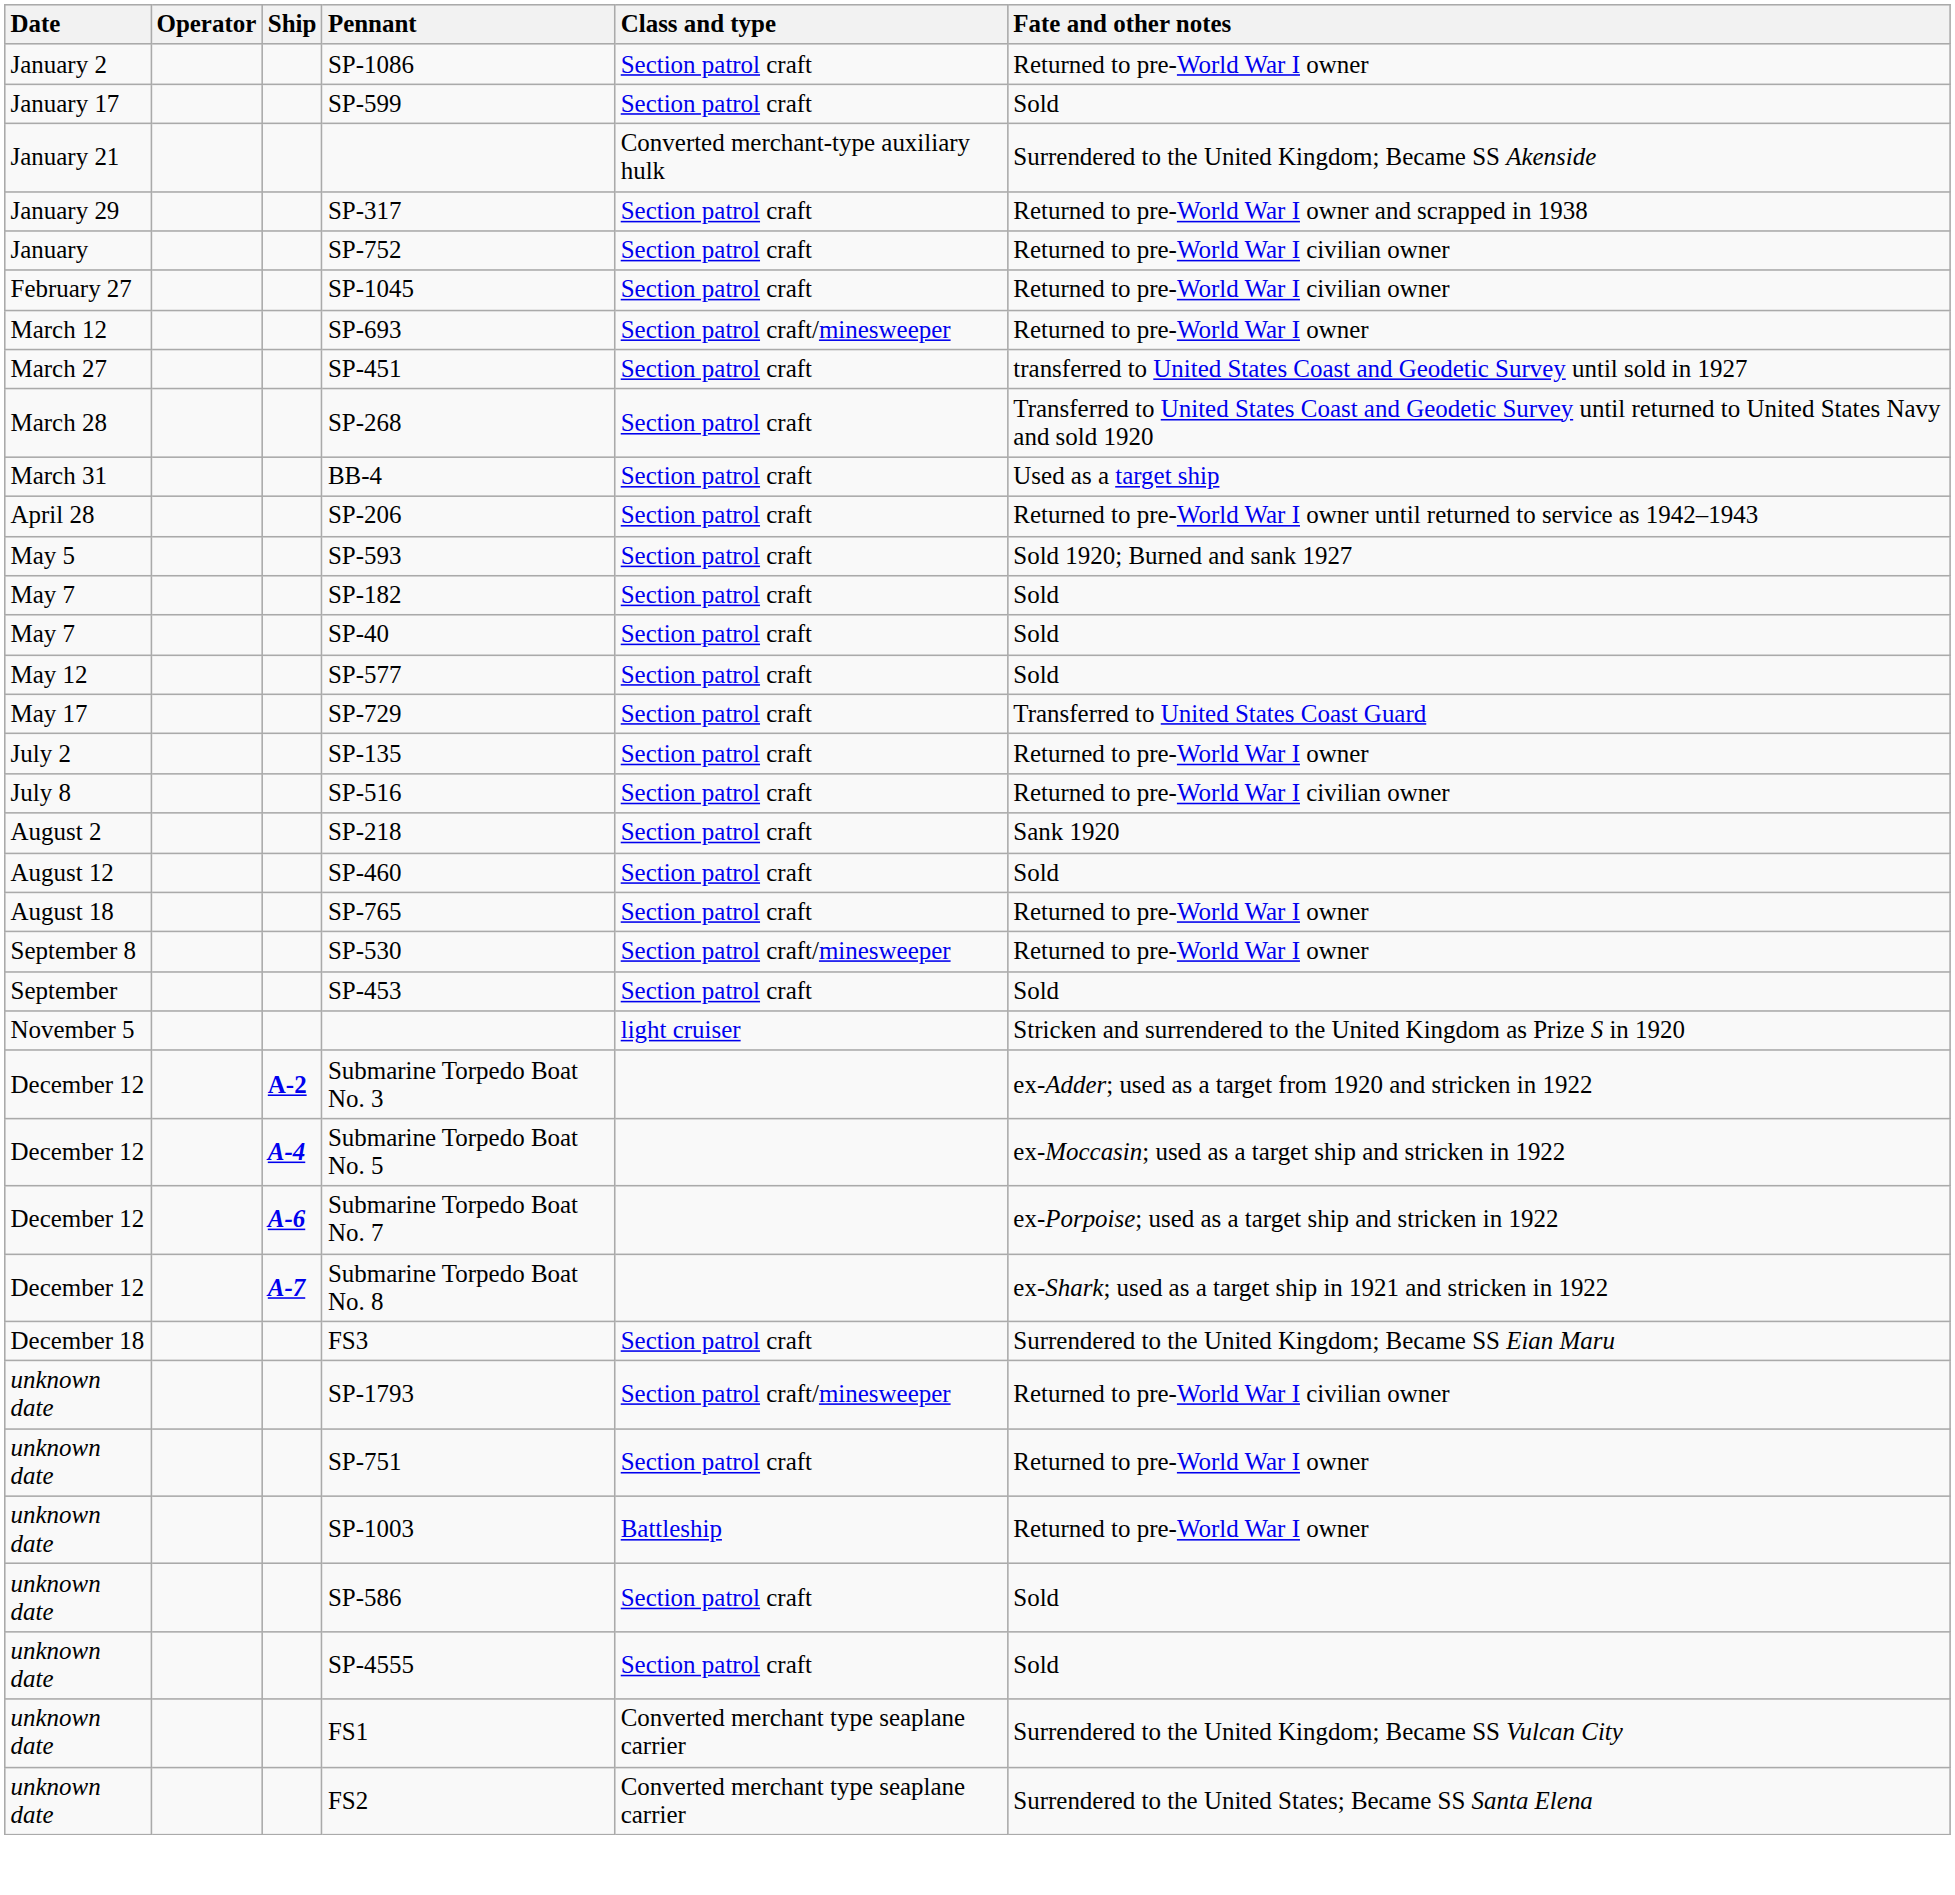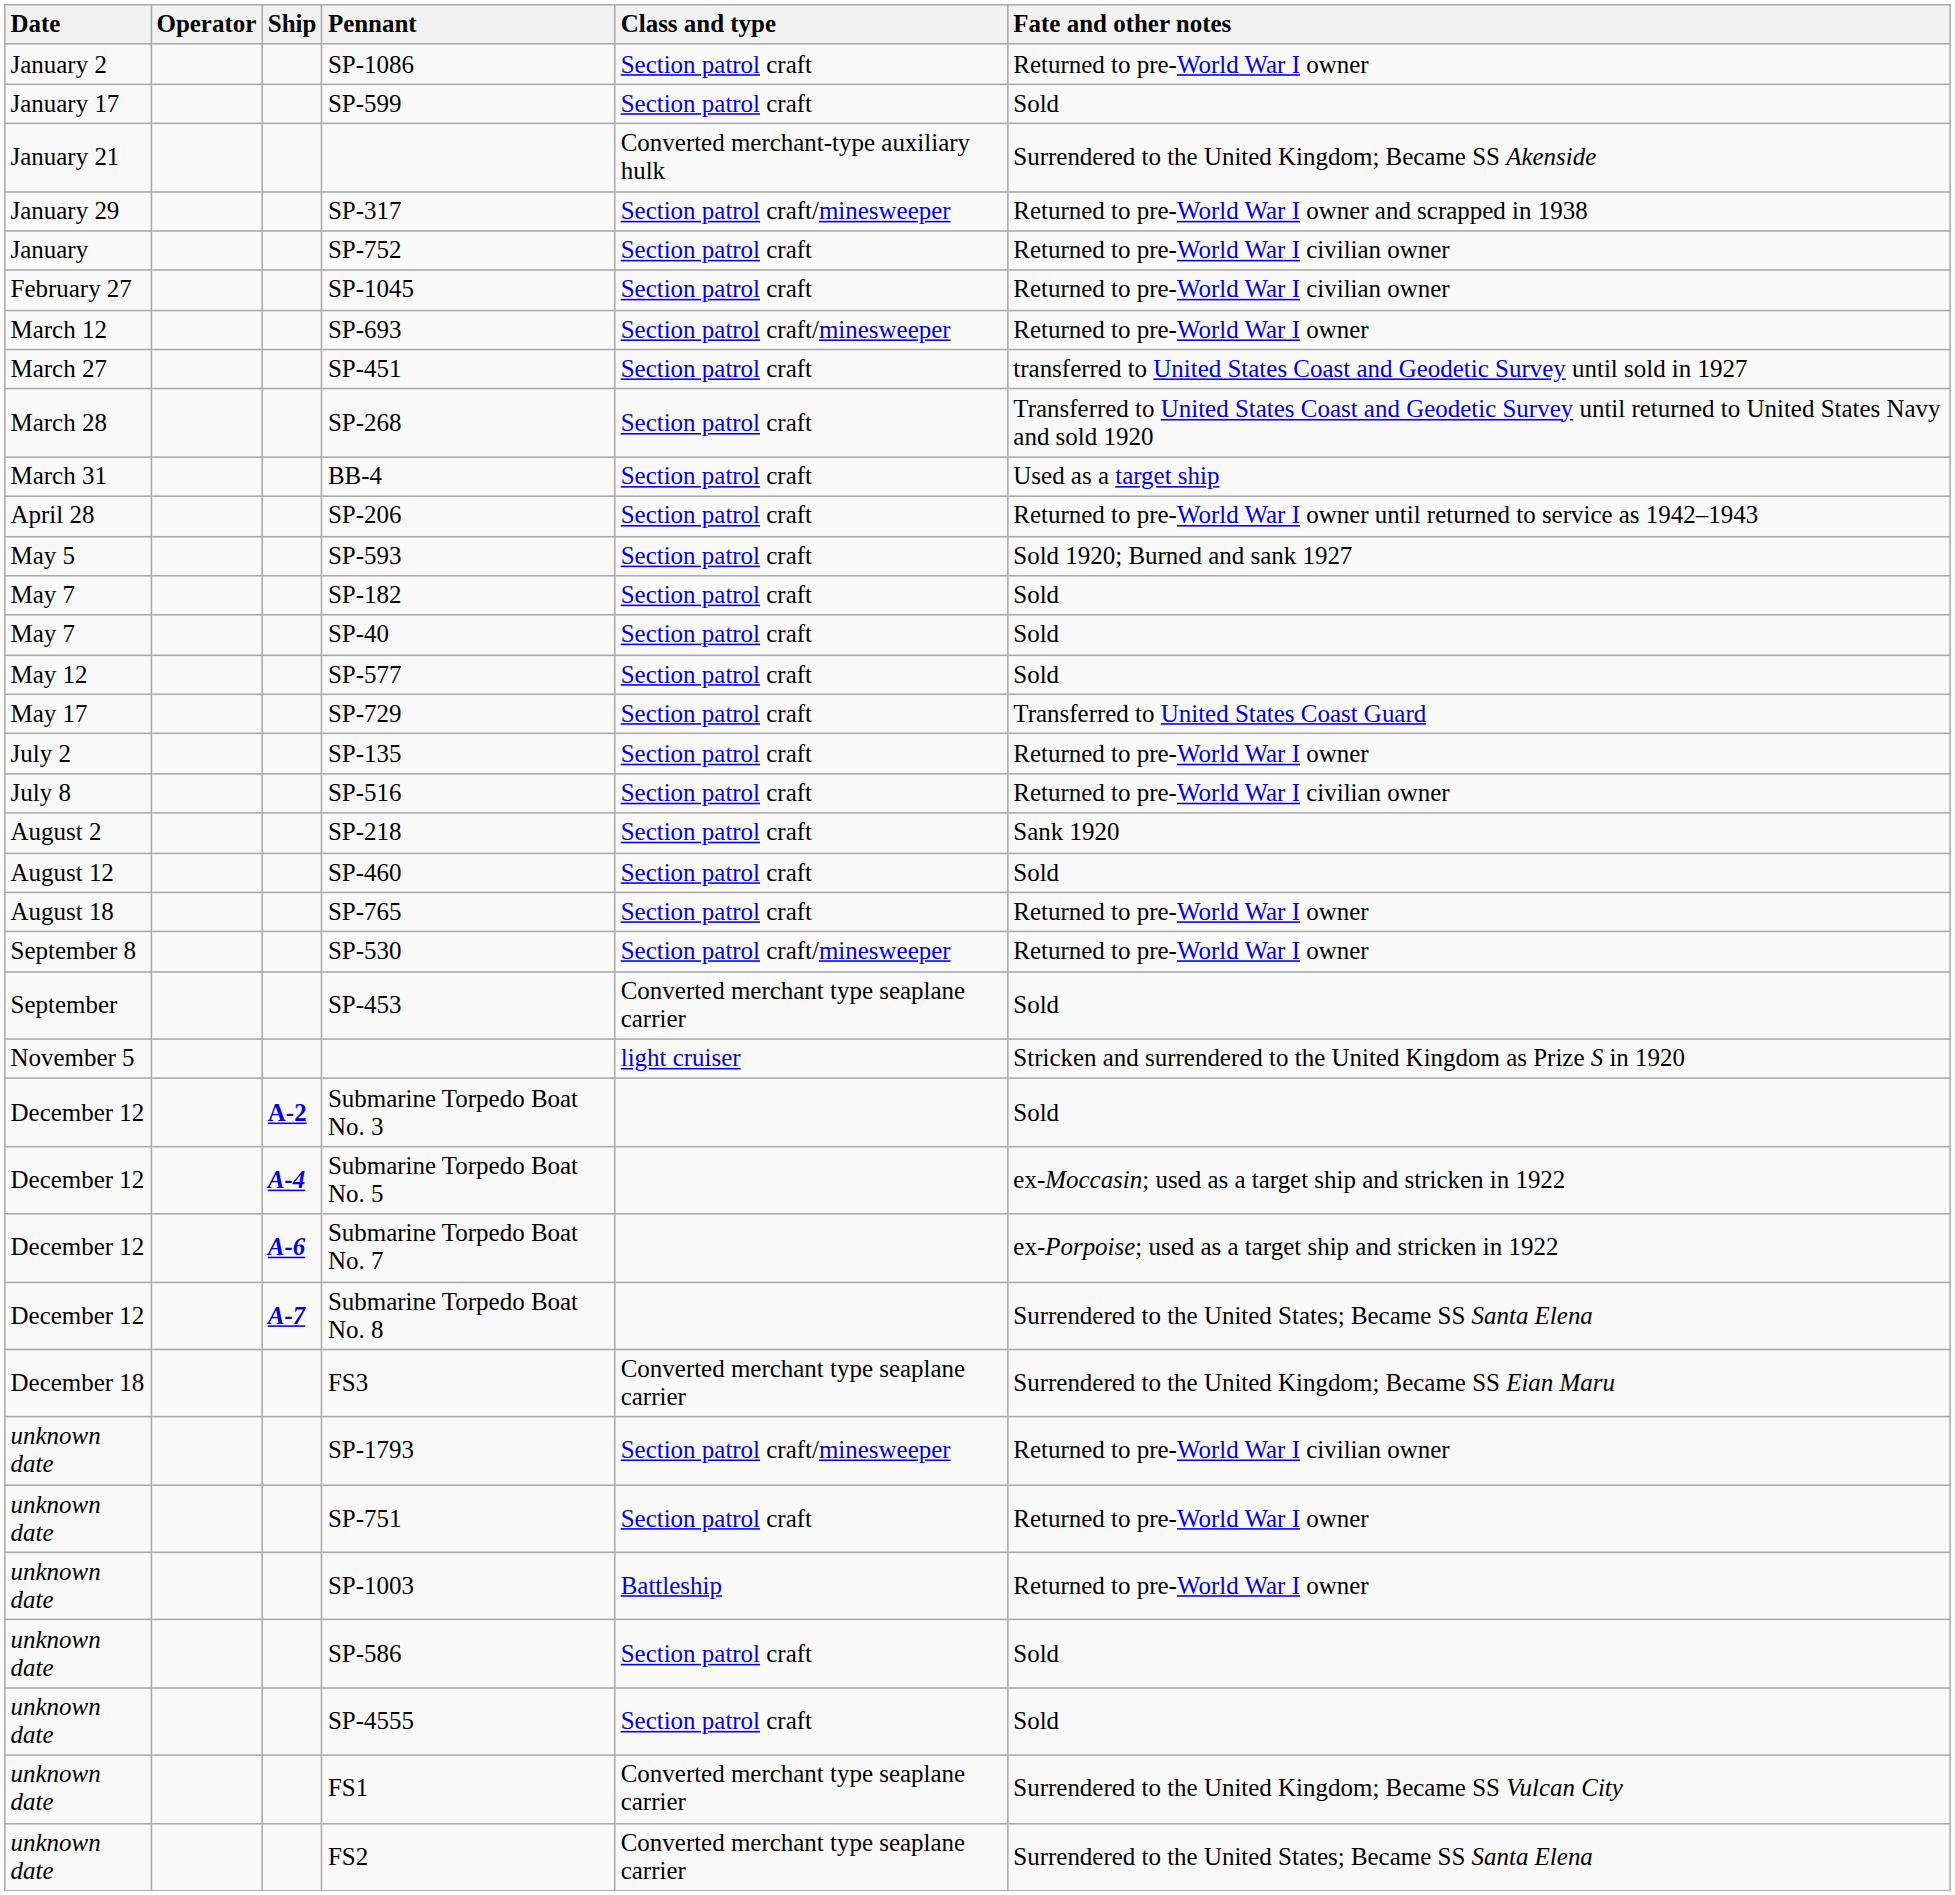(716, 210) Section patrol craft -> (786, 210) Section patrol craft/minesweeper
(716, 990) Section patrol craft -> (793, 1004) Converted merchant type seaplane carrier
(1303, 1084) ex-Adder; used as a target from 1920 and stricken in 1922 -> (1036, 1112) Sold
(1311, 1287) ex-Shark; used as a target ship in 1921 and stricken in 1922 -> (1303, 1315) Surrendered to the United States; Became SS Santa Elena
(716, 1340) Section patrol craft -> (793, 1382) Converted merchant type seaplane carrier
